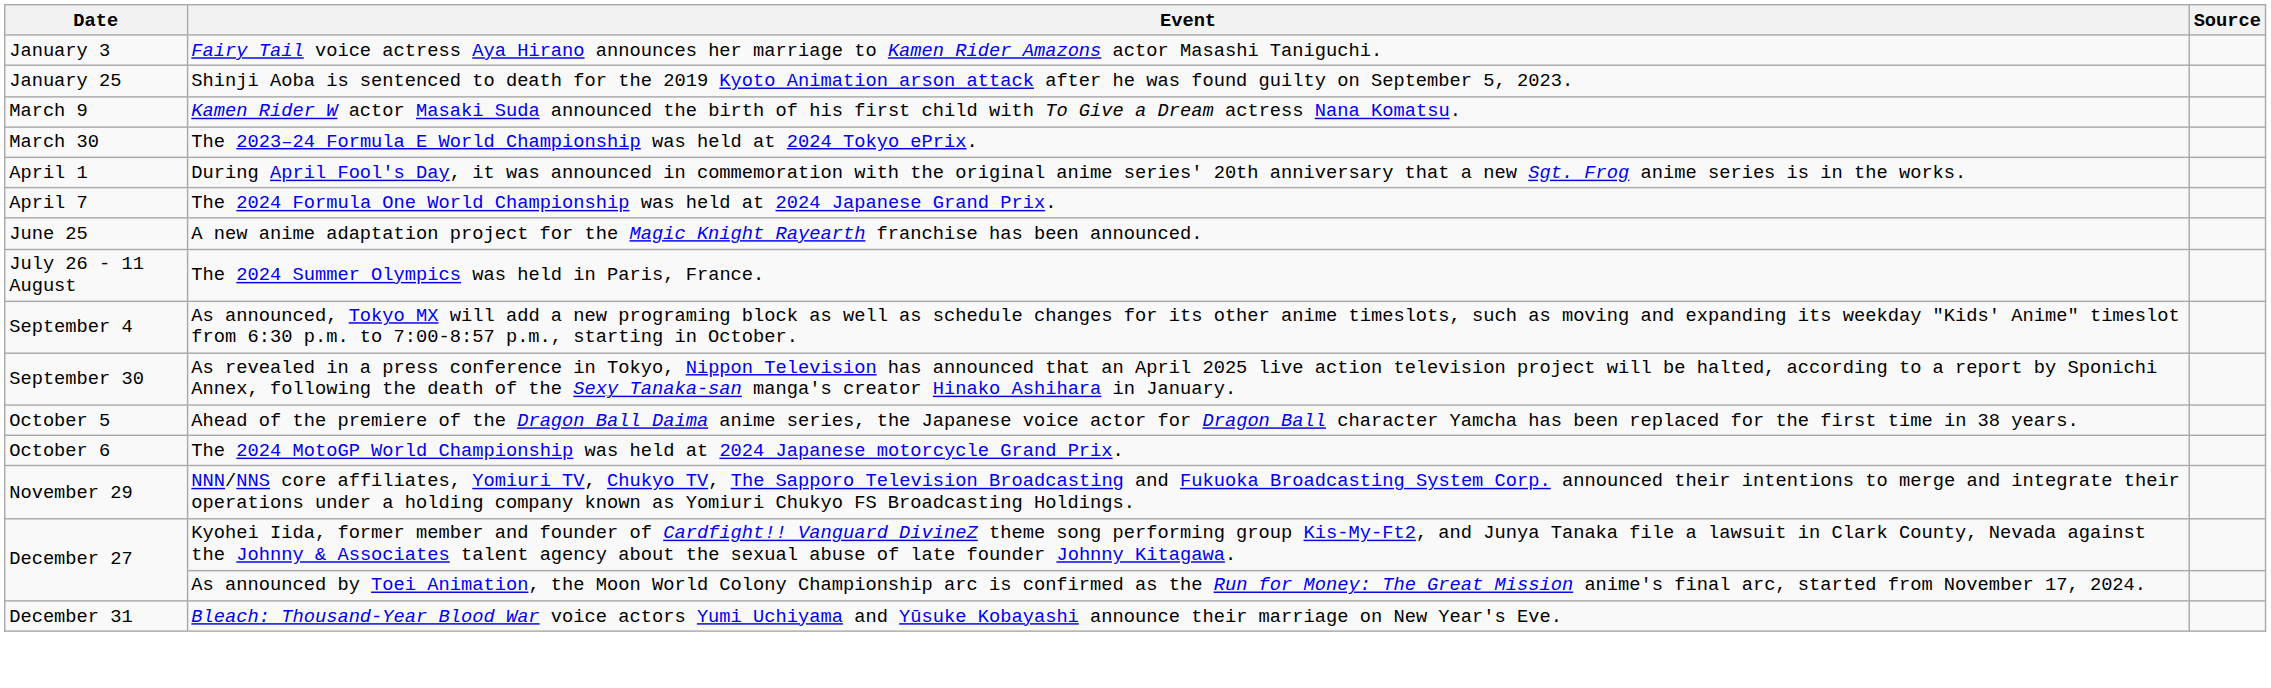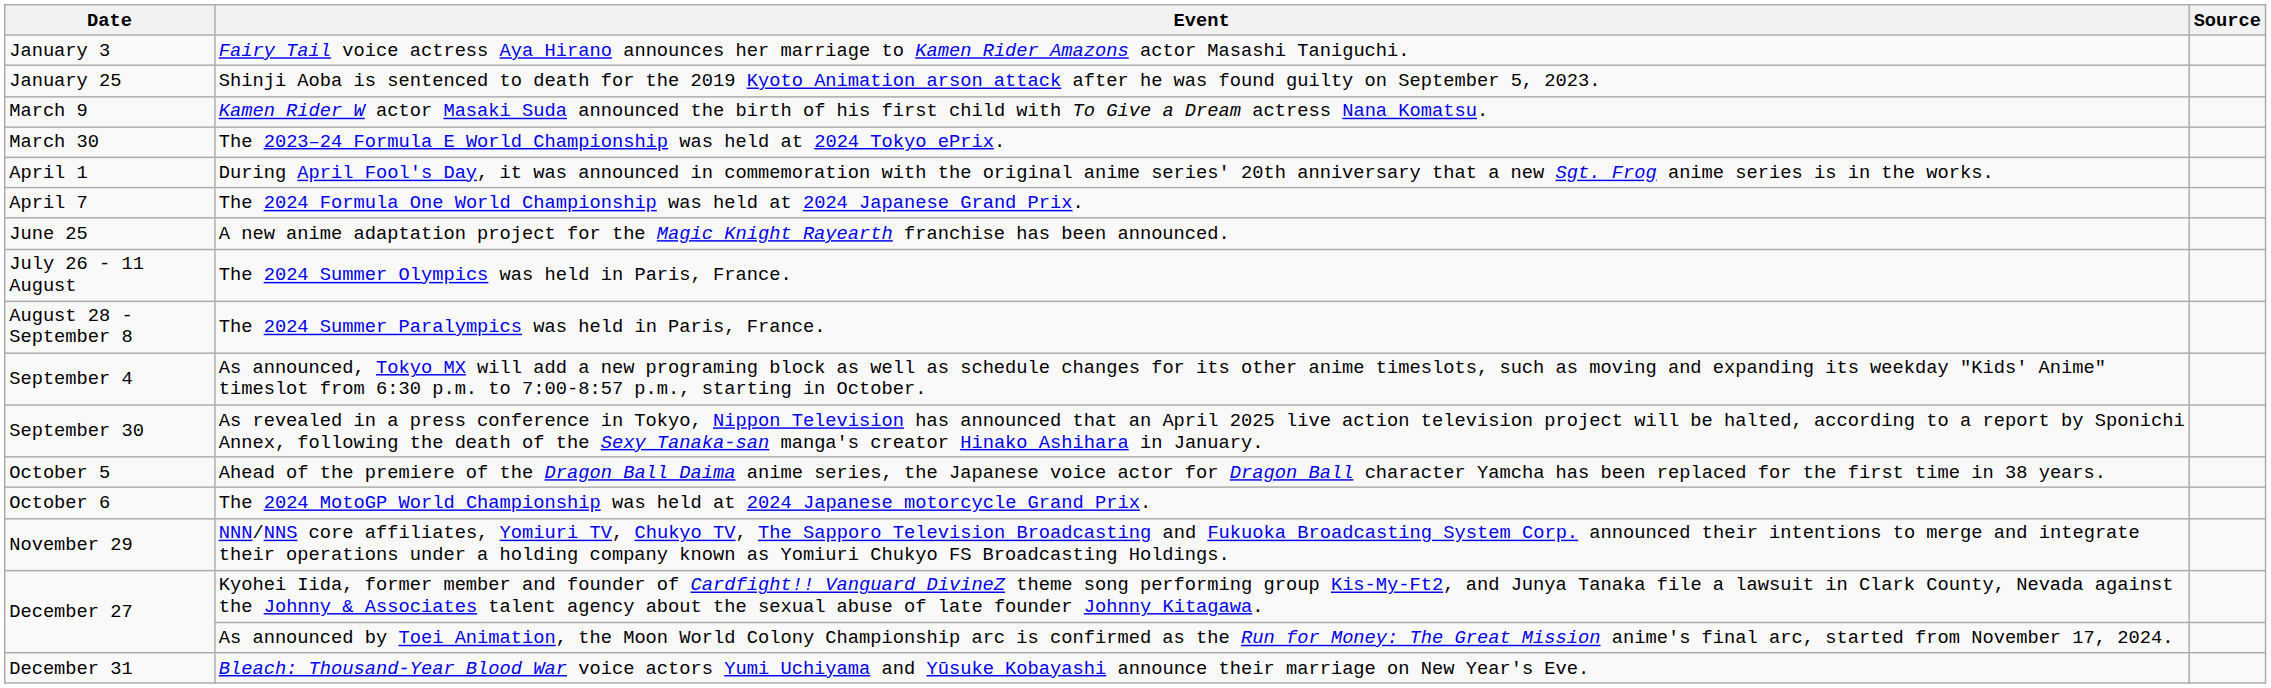+ row: (522, 327)
